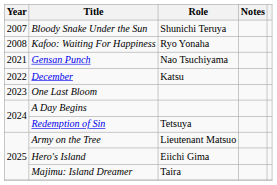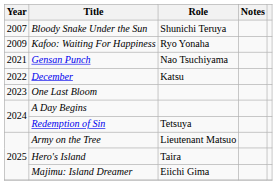(17, 44) 2008 -> (17, 44) 2009
(185, 156) Eiichi Gima -> (171, 156) Taira
(171, 172) Taira -> (185, 172) Eiichi Gima
